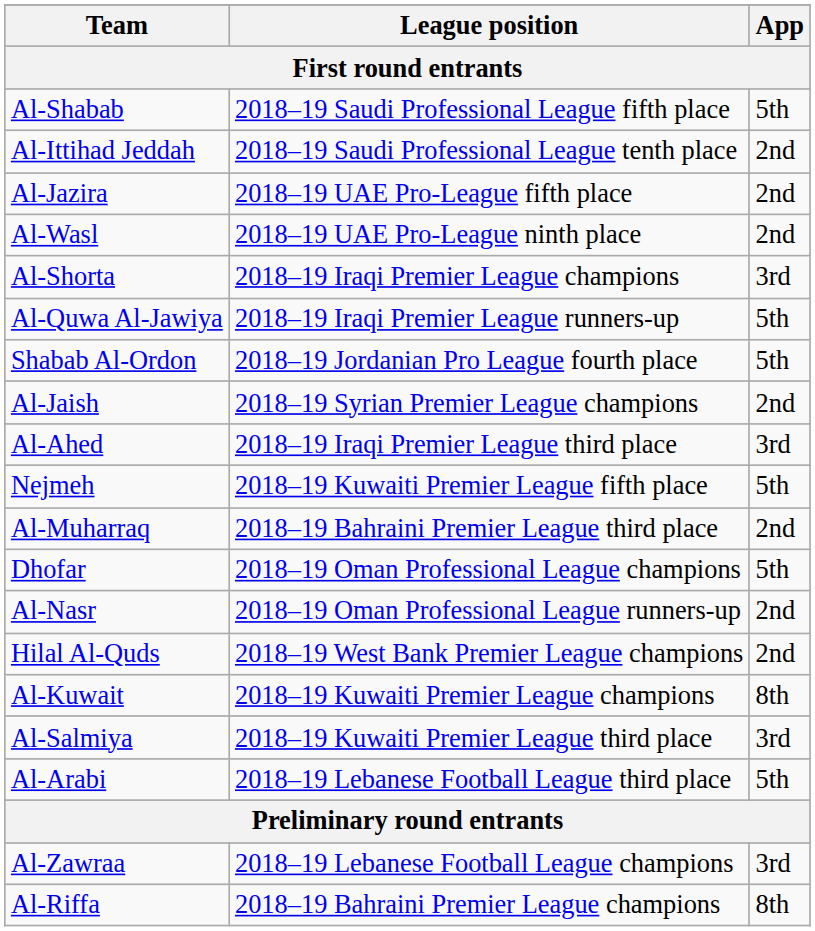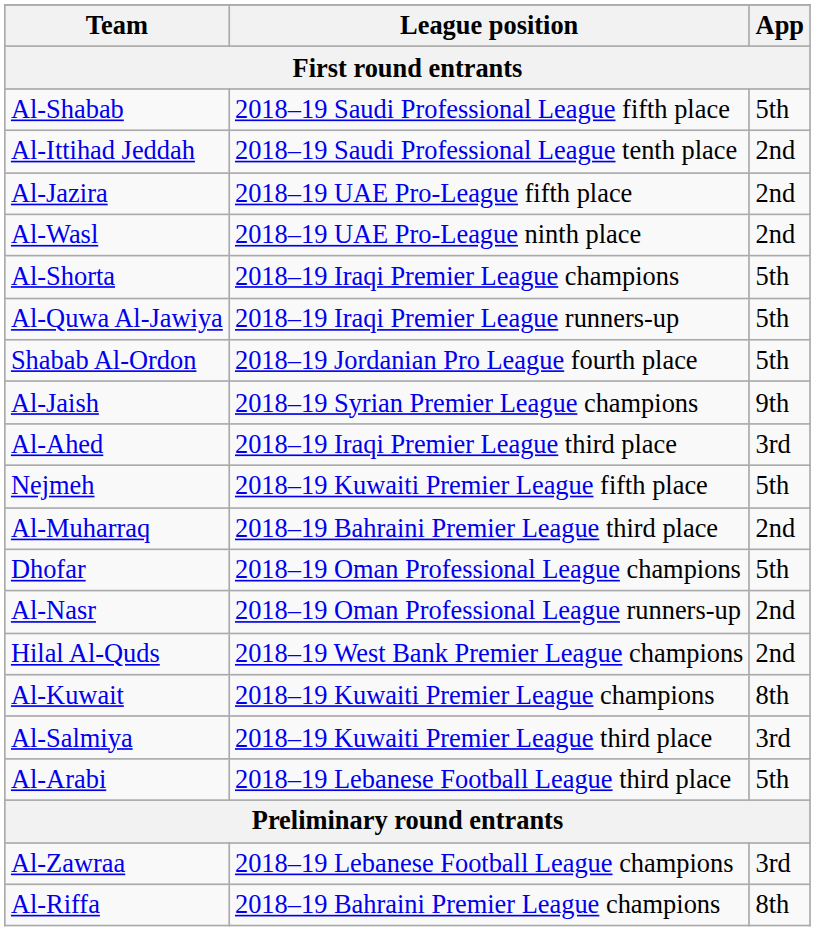(773, 276) 3rd -> (772, 276) 5th
(775, 402) 2nd -> (772, 402) 9th
